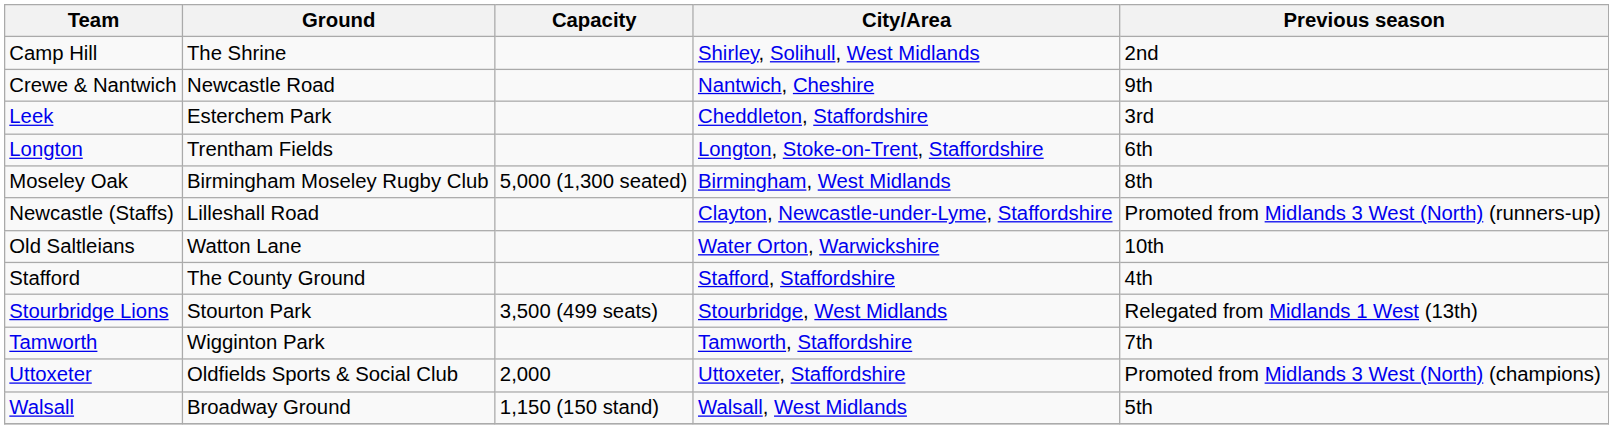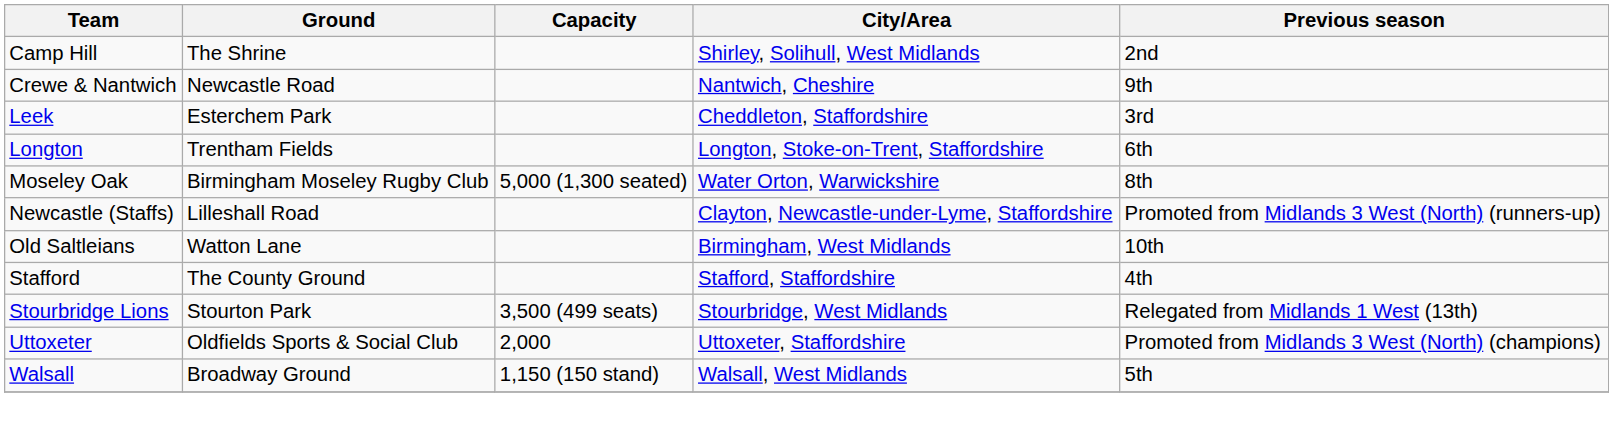(824, 181) Birmingham, West Midlands -> (819, 181) Water Orton, Warwickshire
(819, 246) Water Orton, Warwickshire -> (824, 246) Birmingham, West Midlands
- row: (53, 342)
